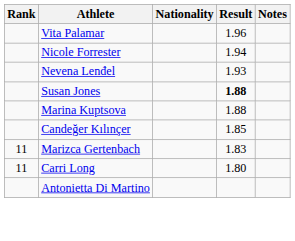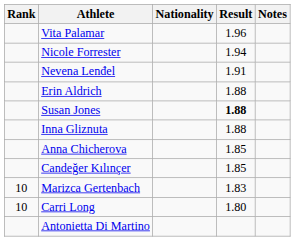(236, 71) 1.93 -> (236, 71) 1.91
+ row: (71, 91)
+ row: (74, 129)
- row: (84, 110)
+ row: (84, 149)
(21, 149) 11 -> (21, 187) 10
(21, 168) 11 -> (21, 206) 10
